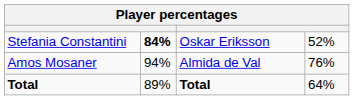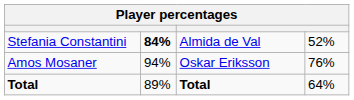(225, 42) Oskar Eriksson -> (220, 42) Almida de Val
(220, 63) Almida de Val -> (225, 63) Oskar Eriksson
